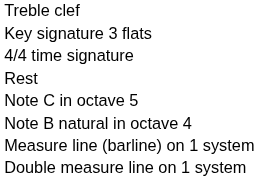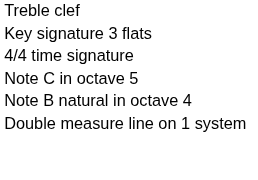- row: (21, 78)
- row: (129, 145)
